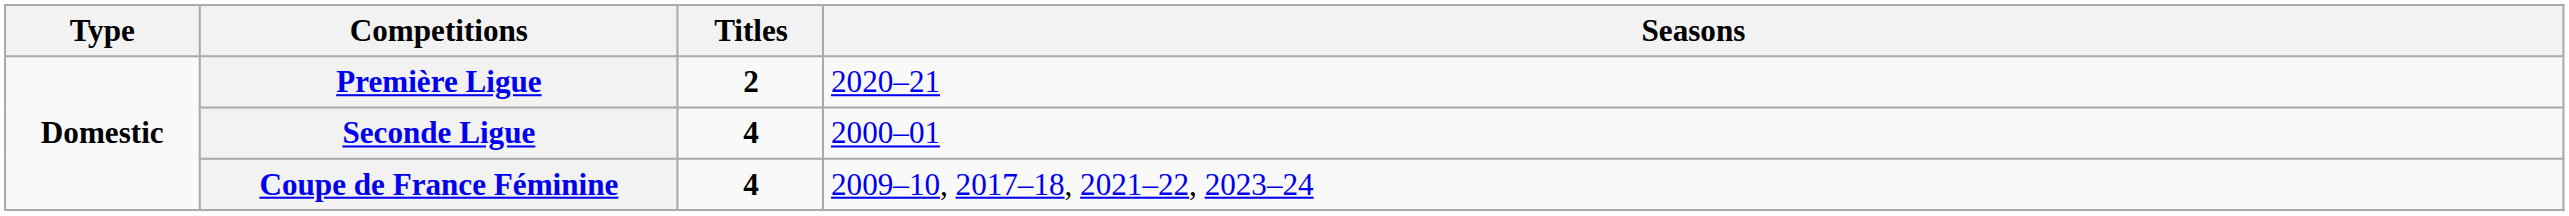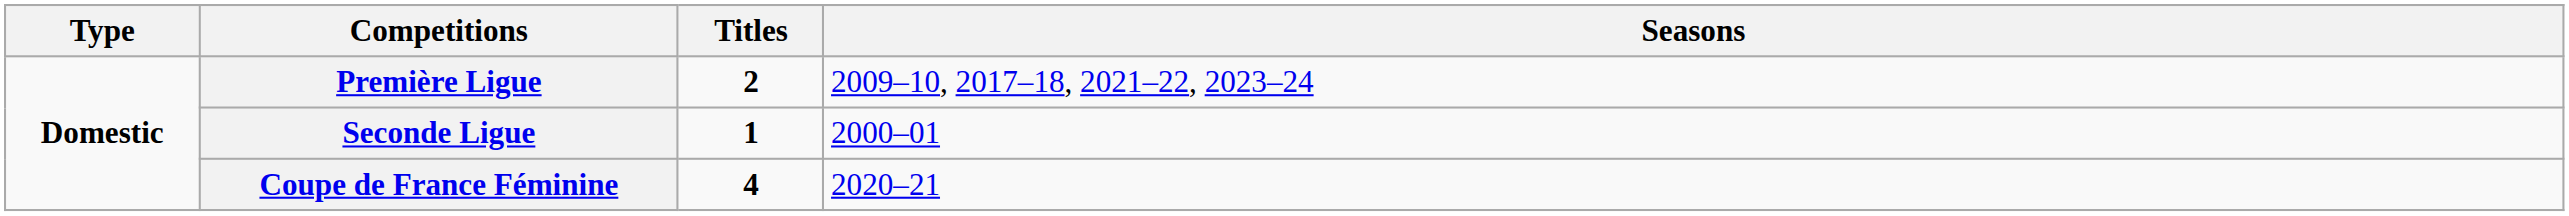(886, 81) 2020–21 -> (1072, 81) 2009–10, 2017–18, 2021–22, 2023–24
(751, 133) 4 -> (751, 133) 1
(1072, 184) 2009–10, 2017–18, 2021–22, 2023–24 -> (886, 184) 2020–21
